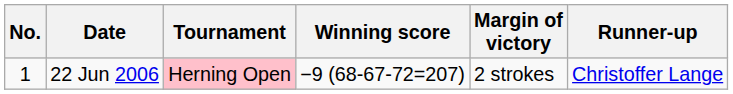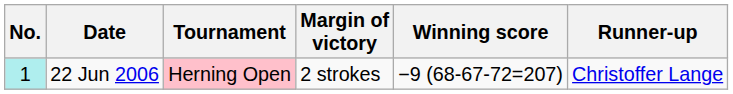columns swapped: (383, 32) <-> (518, 32)
(25, 74) no background -> (25, 74) paleturquoise background
